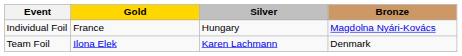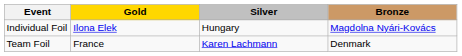(89, 28) France -> (95, 28) Ilona Elek
(95, 43) Ilona Elek -> (89, 43) France
